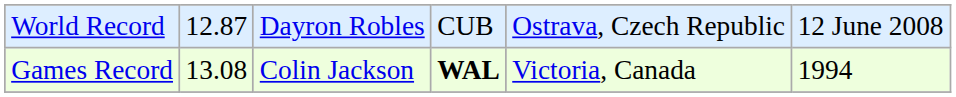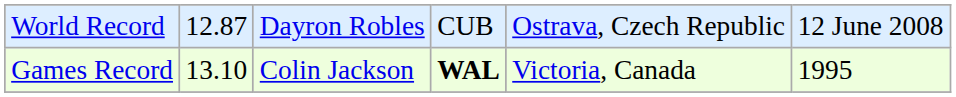(216, 69) 13.08 -> (216, 69) 13.10
(825, 69) 1994 -> (825, 69) 1995
